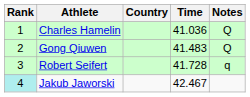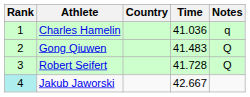(227, 30) Q -> (227, 30) q
(227, 65) q -> (227, 65) Q
(190, 83) 42.467 -> (190, 83) 42.667
